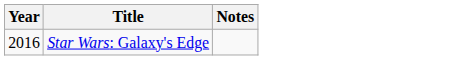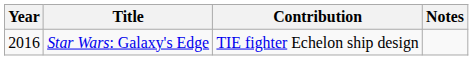+ column: (318, 17)
